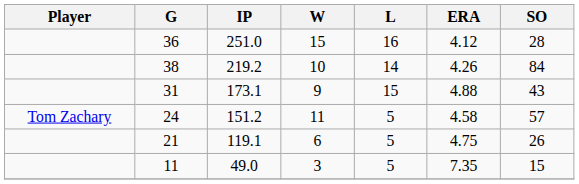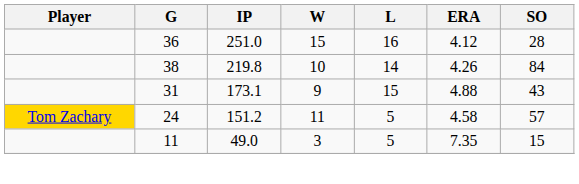(244, 66) 219.2 -> (244, 66) 219.8
(69, 116) no background -> (69, 116) gold background
- row: (171, 141)
